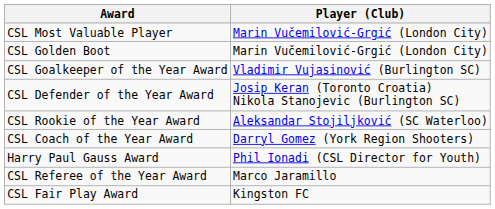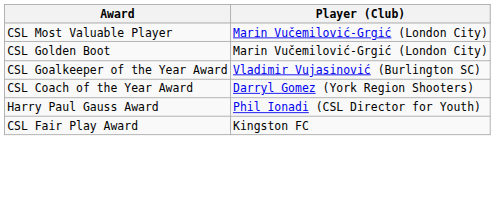- row: (110, 95)
- row: (104, 120)
- row: (107, 176)
